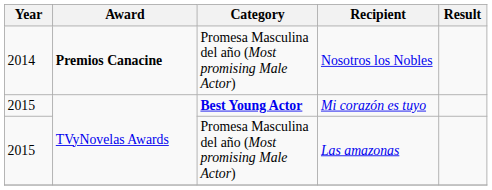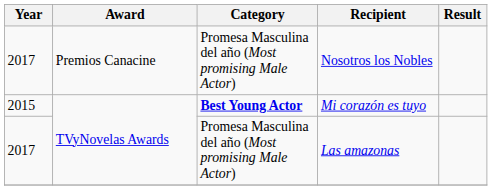(21, 60) 2014 -> (21, 60) 2017
(109, 60) bold -> (106, 60) normal
(21, 150) 2015 -> (21, 150) 2017
